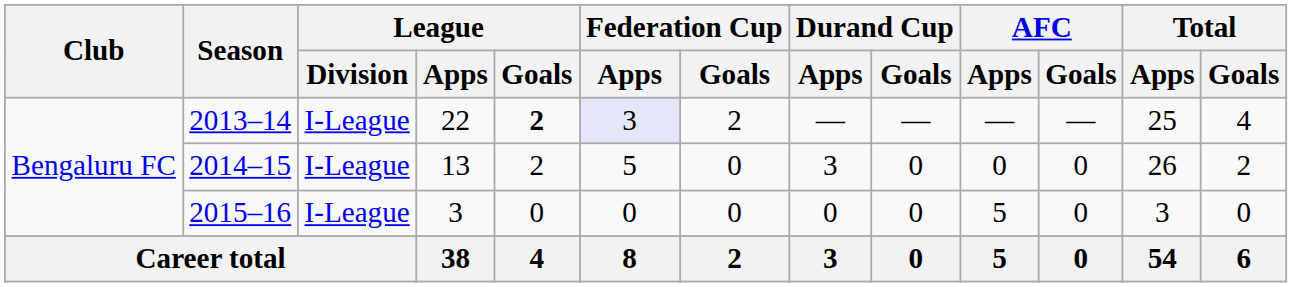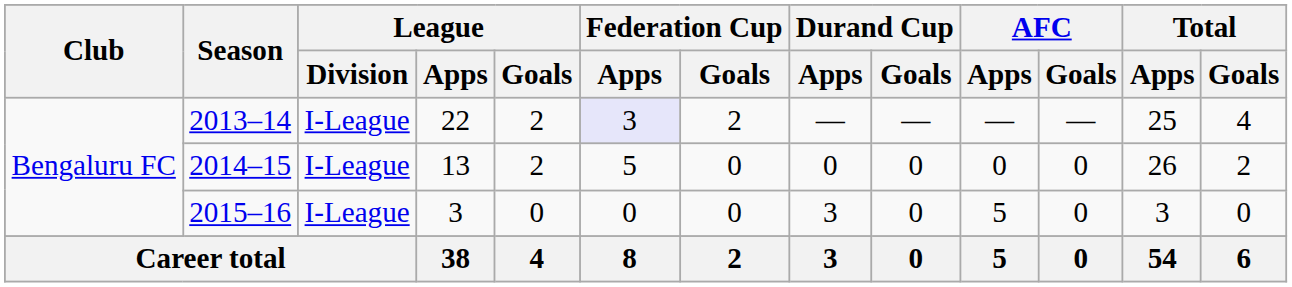(537, 119) bold -> (537, 119) normal
(830, 166) 3 -> (830, 166) 0
(830, 212) 0 -> (830, 212) 3
